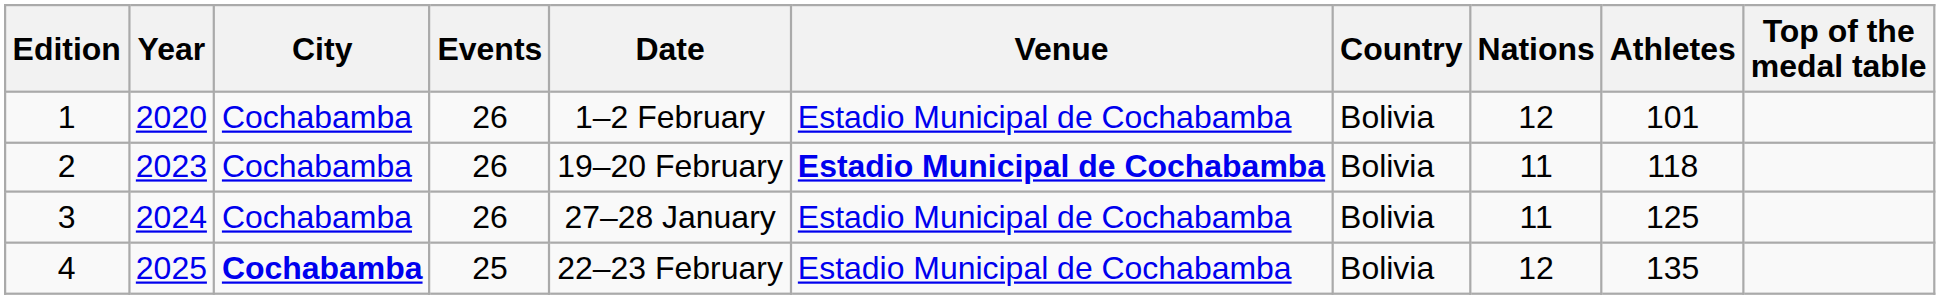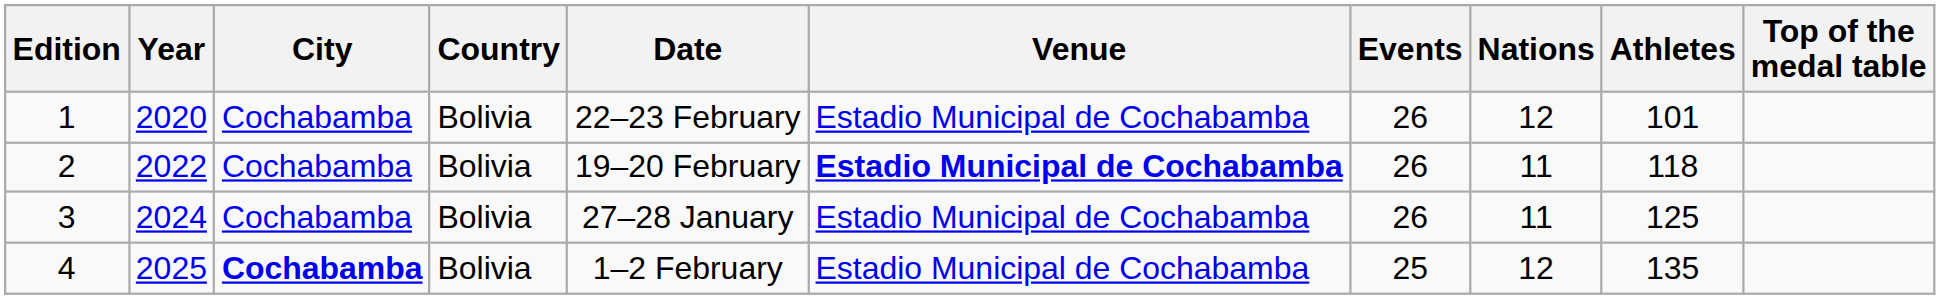columns swapped: (1401, 49) <-> (490, 49)
(670, 117) 1–2 February -> (688, 117) 22–23 February
(171, 167) 2023 -> (171, 167) 2022
(670, 268) 22–23 February -> (688, 268) 1–2 February
